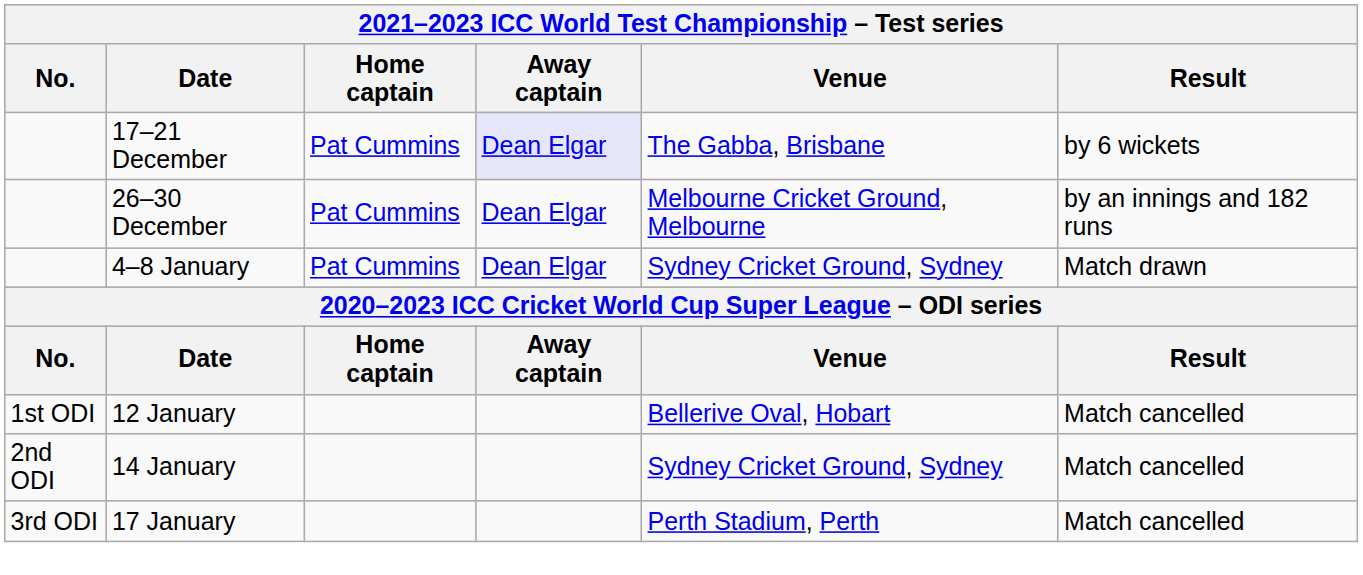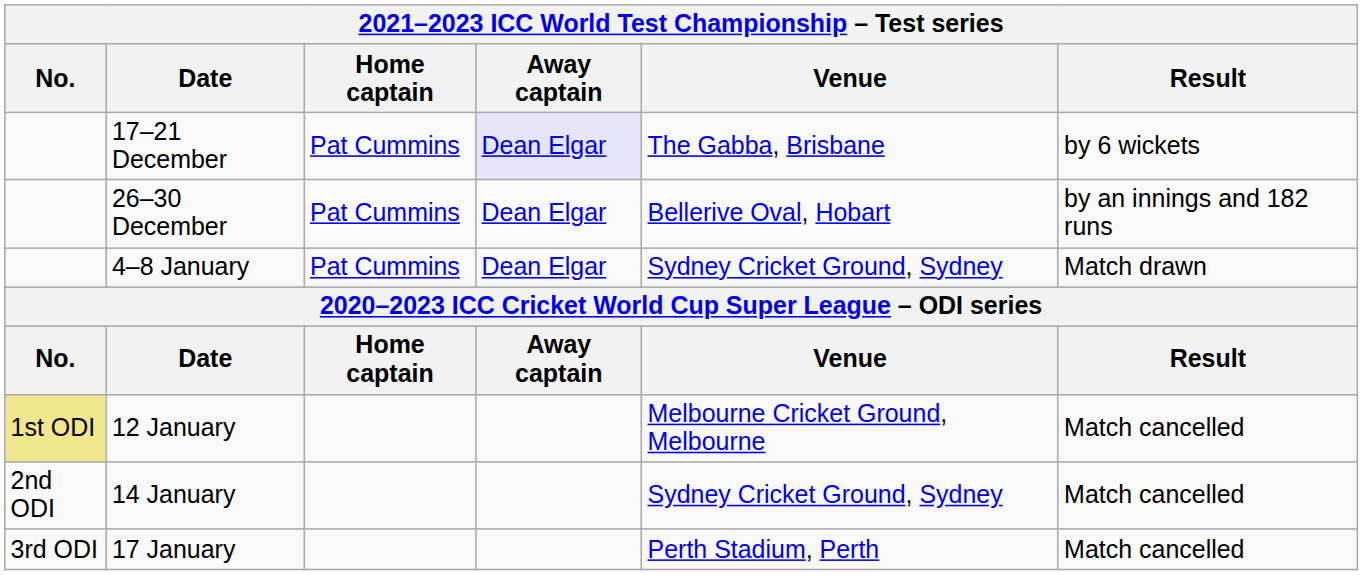(797, 213) Melbourne Cricket Ground, Melbourne -> (769, 213) Bellerive Oval, Hobart
(53, 413) no background -> (53, 427) khaki background
(769, 413) Bellerive Oval, Hobart -> (797, 427) Melbourne Cricket Ground, Melbourne
